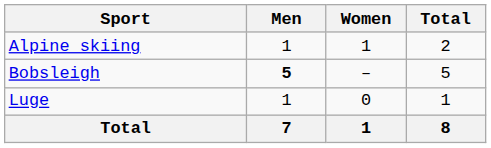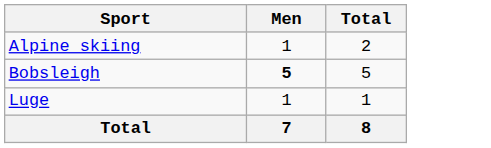- column: (366, 18)
